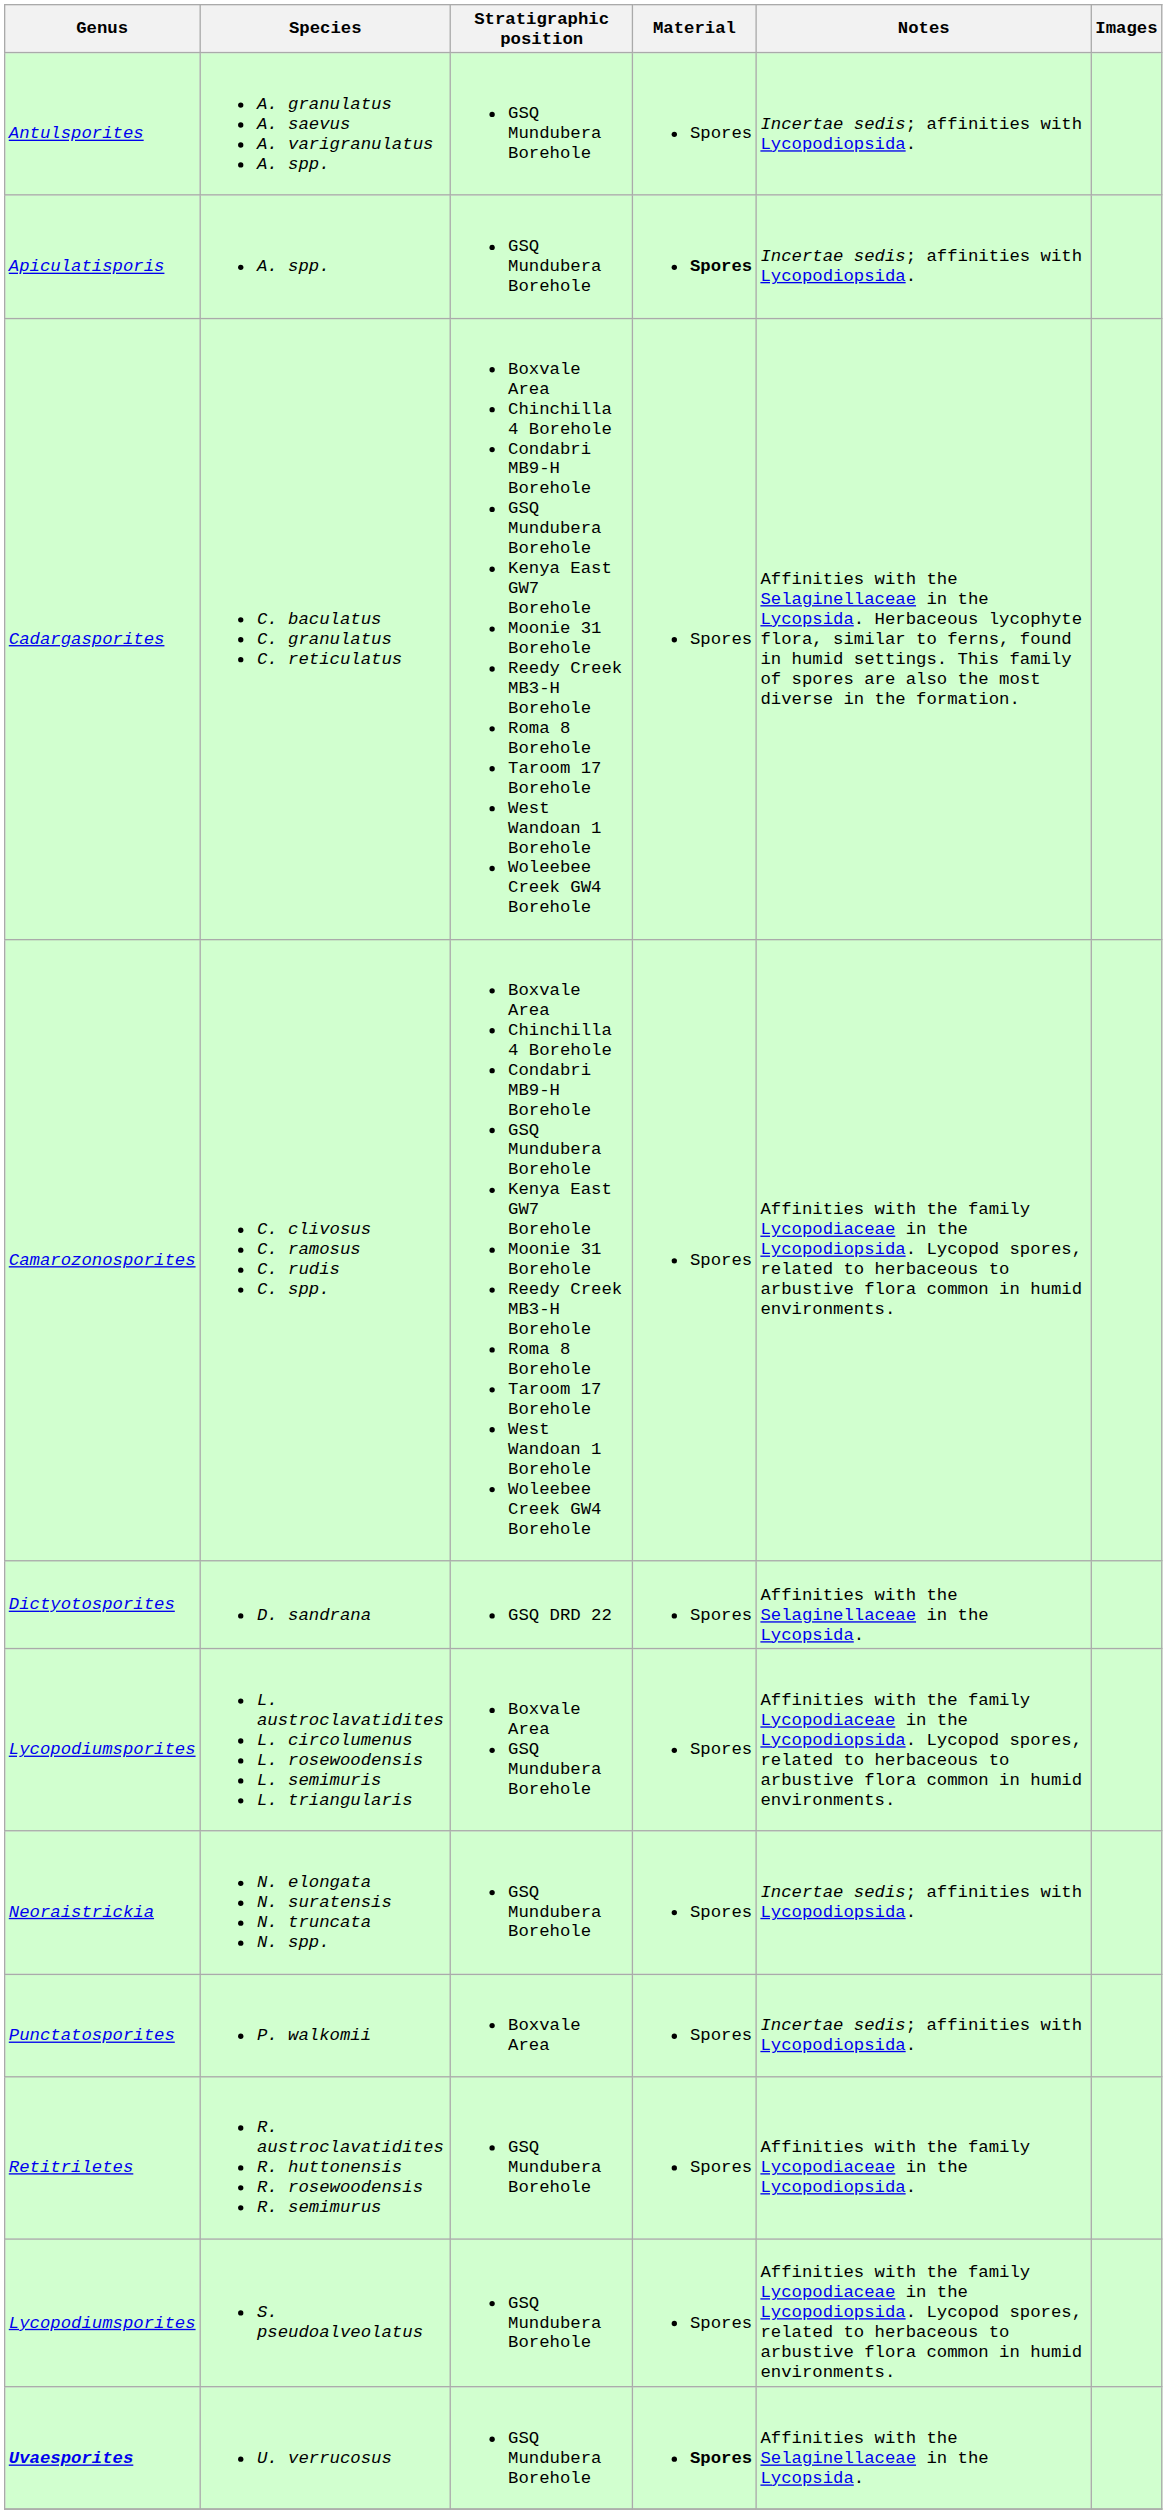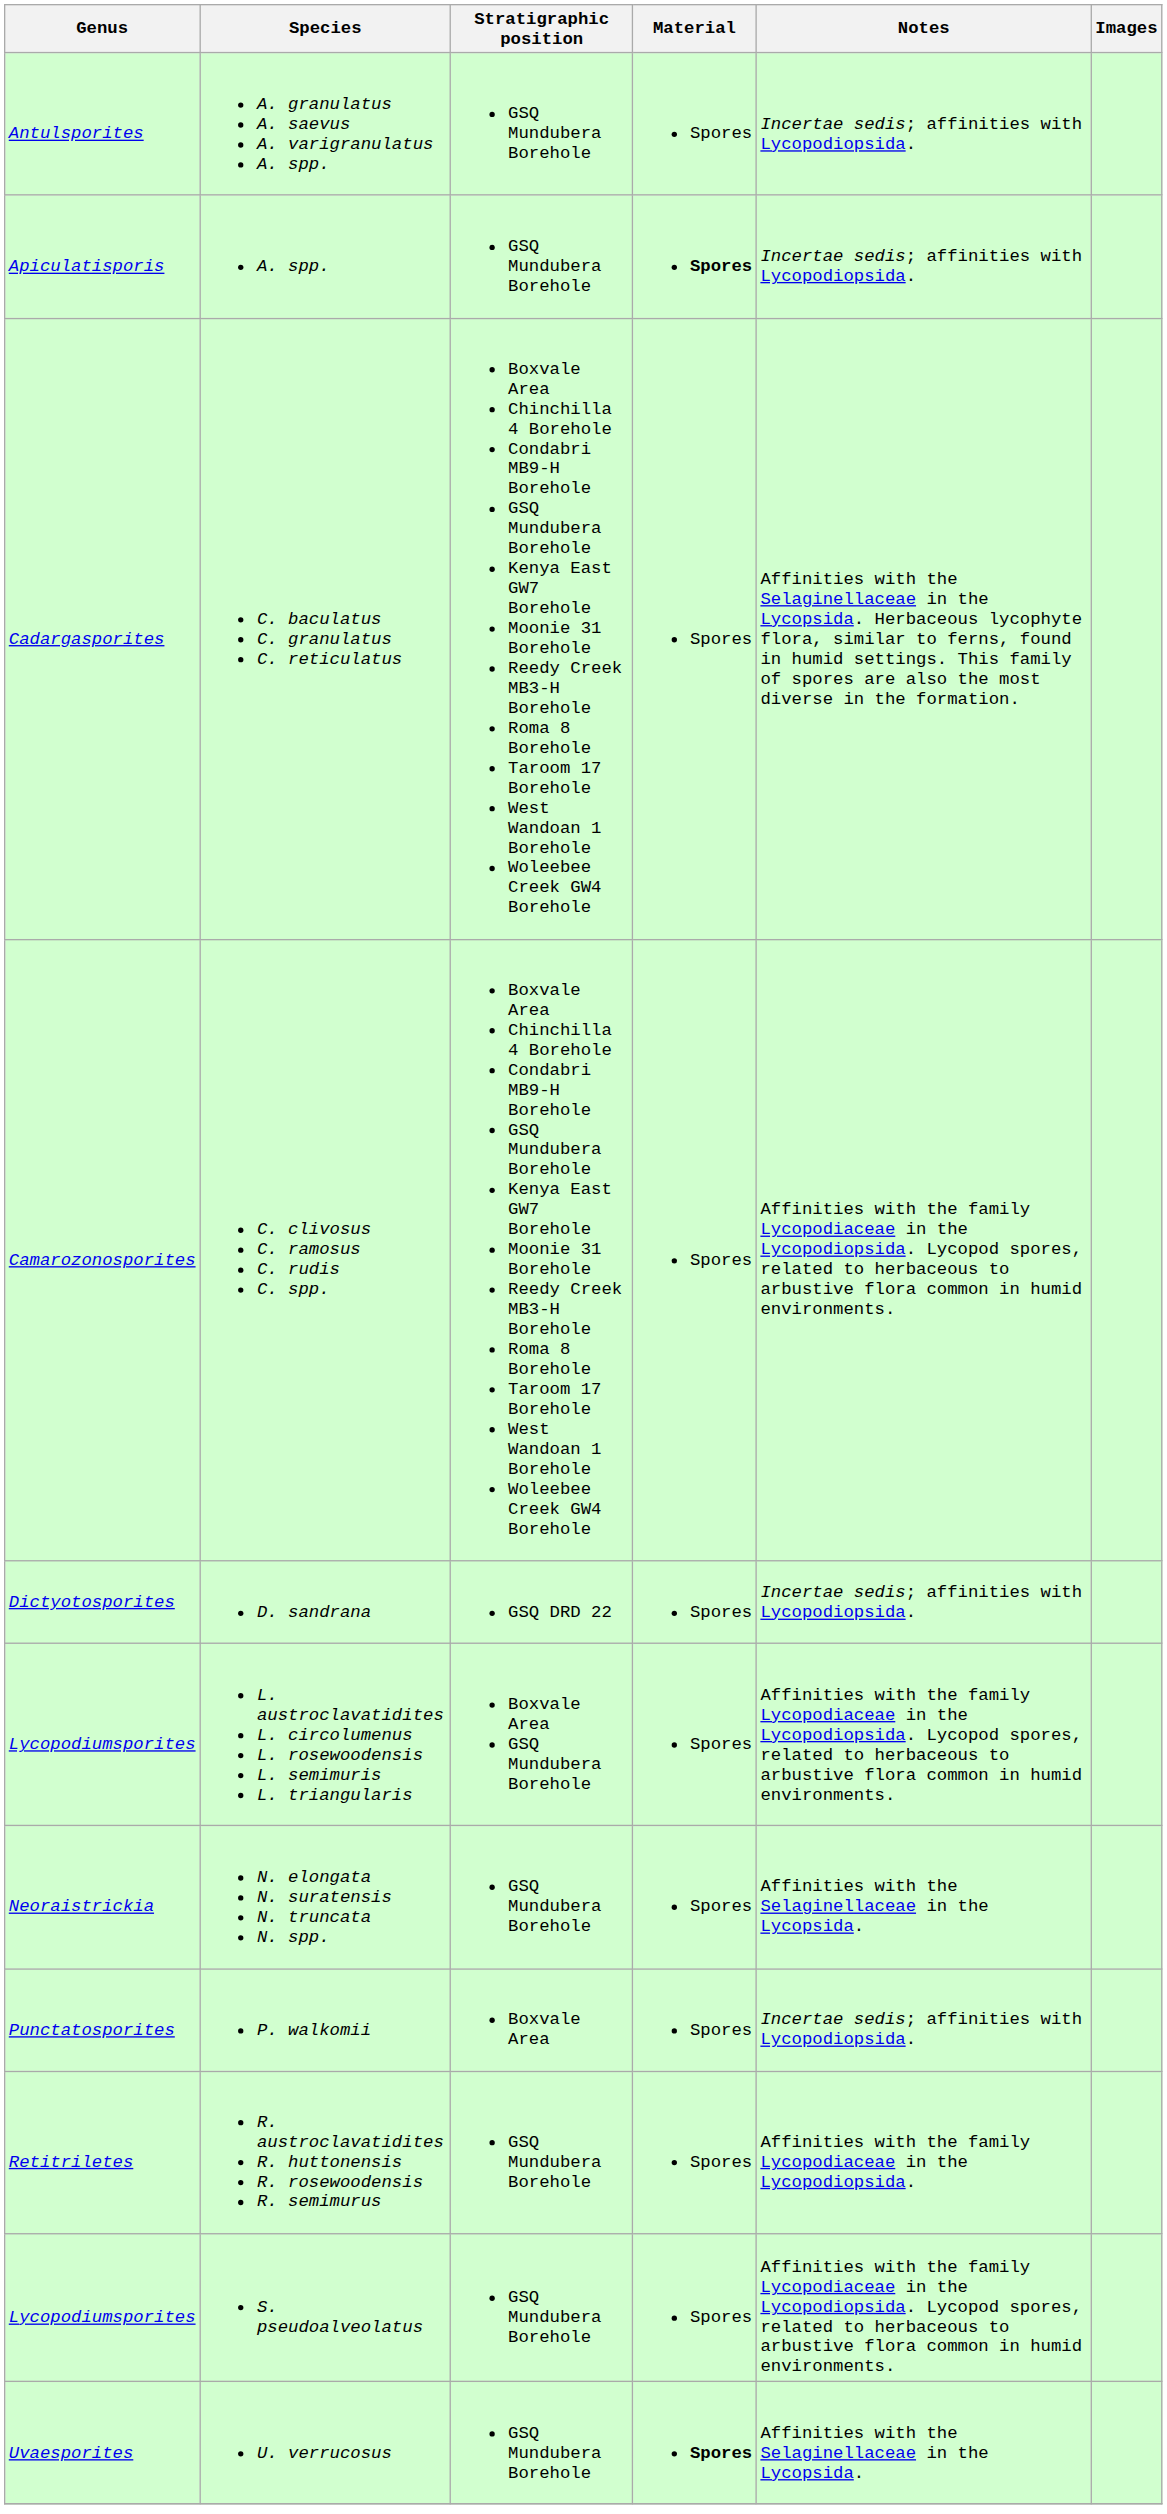(875, 1615) Affinities with the Selaginellaceae in the Lycopsida. -> (921, 1602) Incertae sedis; affinities with Lycopodiopsida.
(921, 1902) Incertae sedis; affinities with Lycopodiopsida. -> (875, 1907) Affinities with the Selaginellaceae in the Lycopsida.
(71, 2458) bold -> (71, 2453) normal
